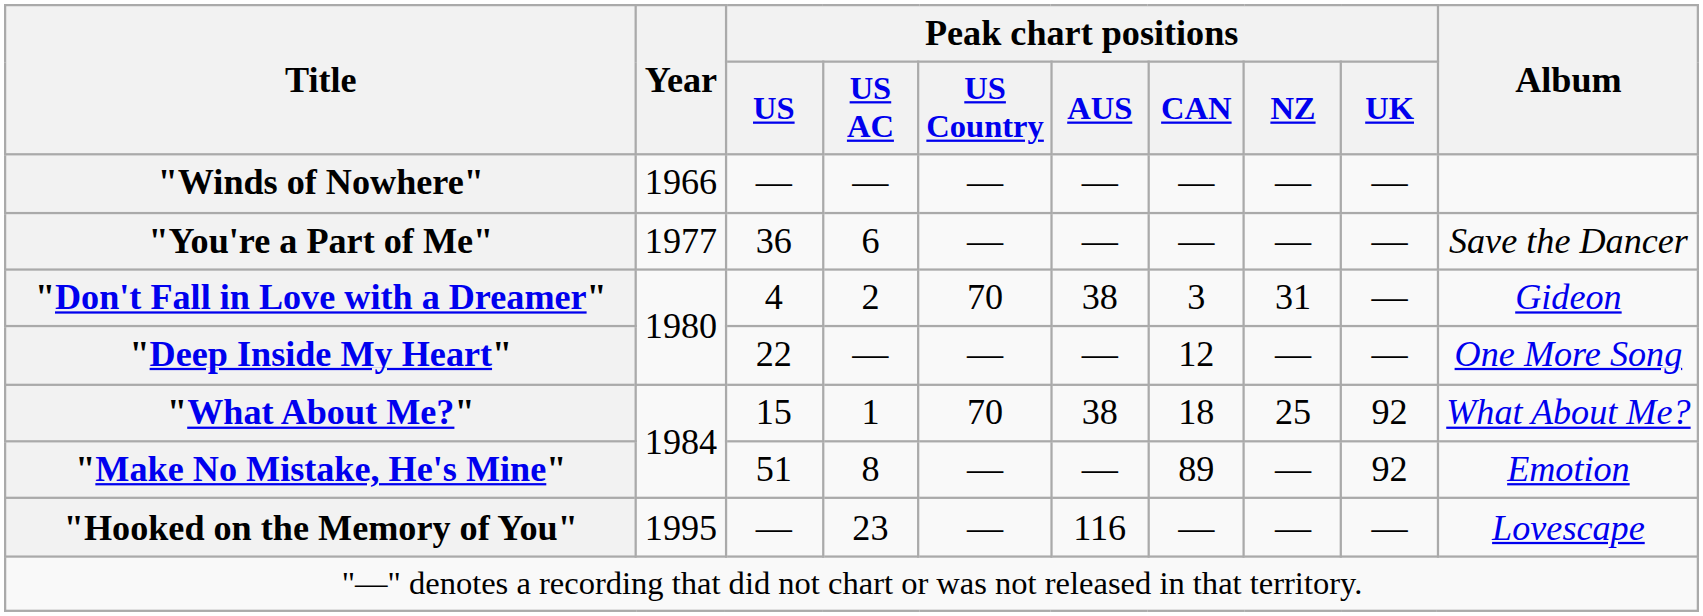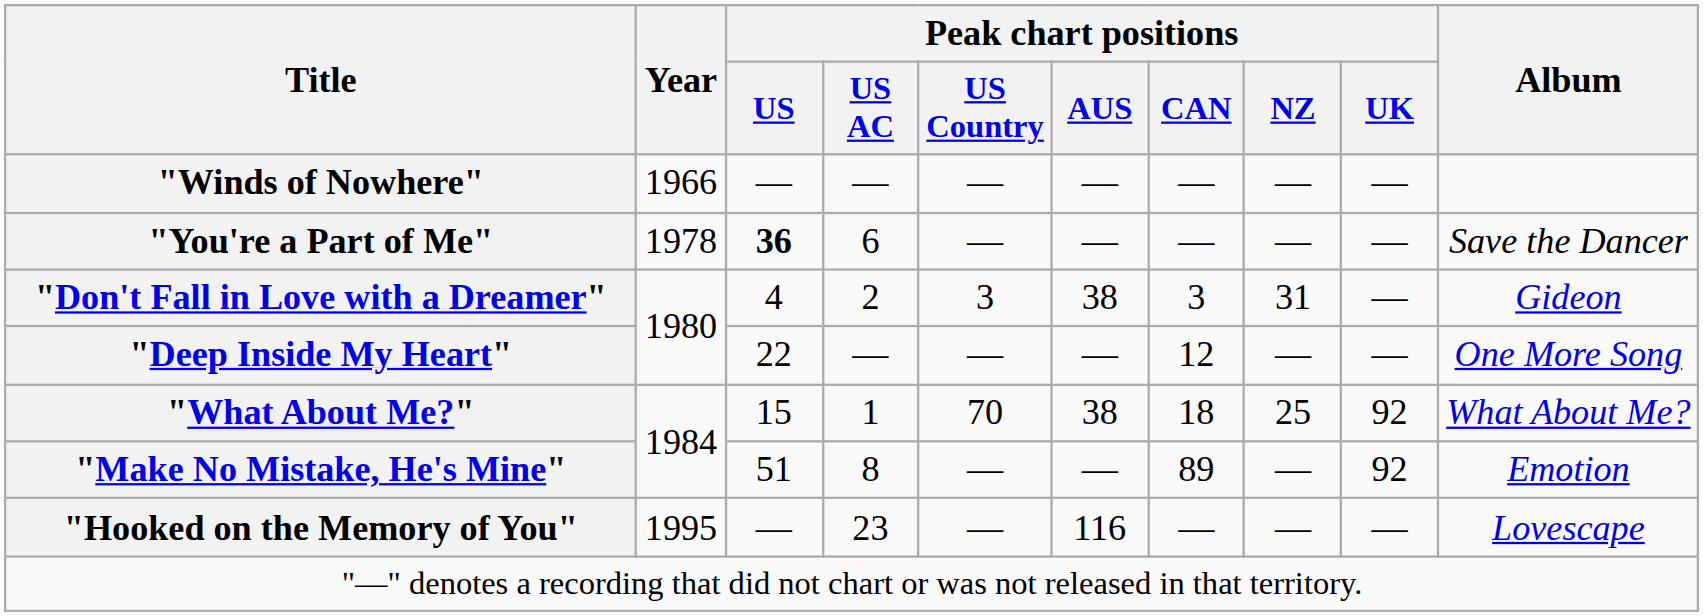(681, 239) 1977 -> (681, 239) 1978
(774, 239) normal -> (774, 239) bold
(985, 297) 70 -> (985, 297) 3
